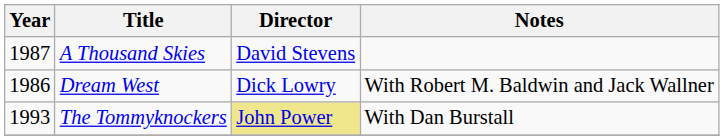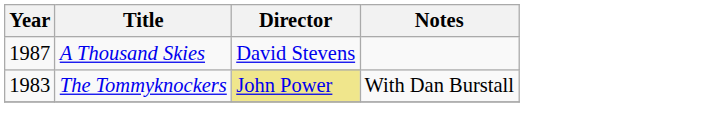- row: (109, 85)
(30, 118) 1993 -> (30, 85) 1983
